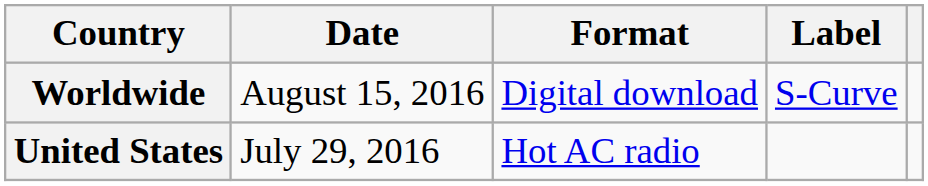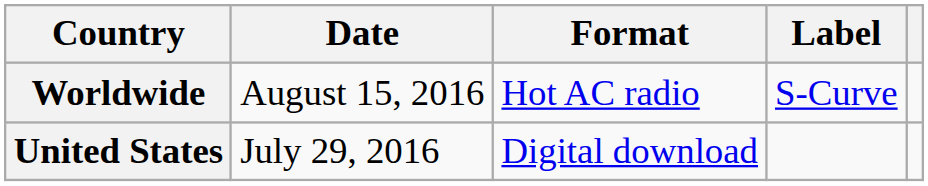(630, 92) Digital download -> (601, 92) Hot AC radio
(601, 150) Hot AC radio -> (630, 150) Digital download
